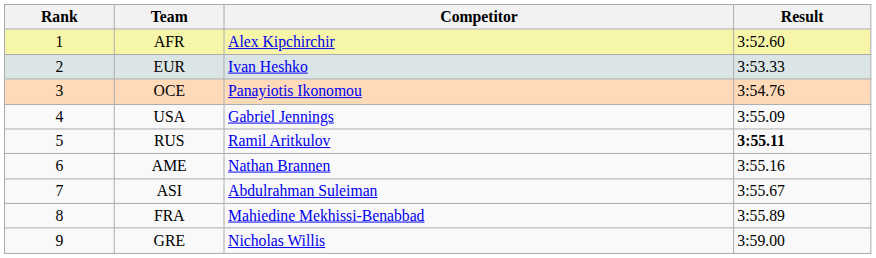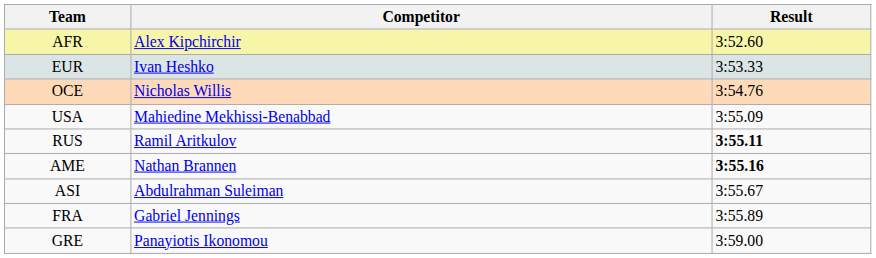- column: (59, 16)
(295, 91) Panayiotis Ikonomou -> (183, 91) Nicholas Willis
(281, 116) Gabriel Jennings -> (232, 116) Mahiedine Mekhissi-Benabbad
(761, 166) normal -> (740, 166) bold
(326, 215) Mahiedine Mekhissi-Benabbad -> (187, 215) Gabriel Jennings
(277, 240) Nicholas Willis -> (201, 240) Panayiotis Ikonomou
